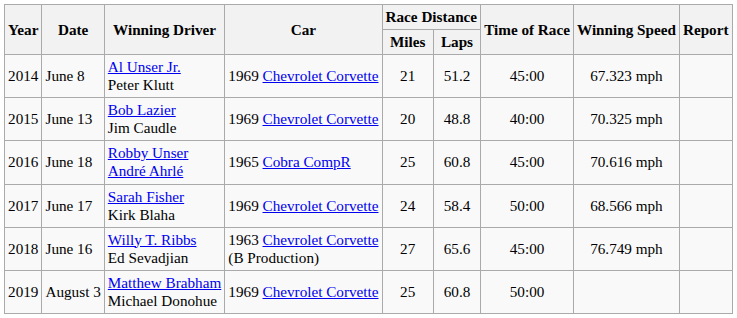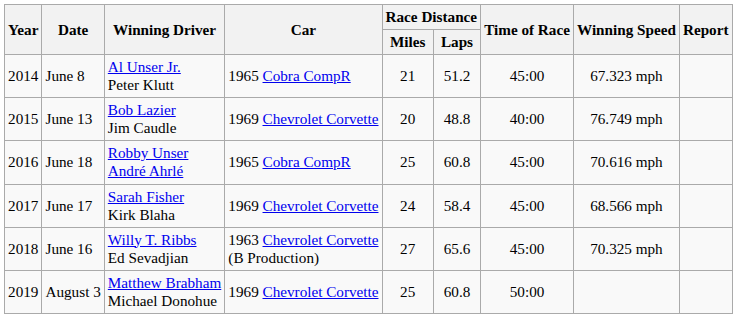(303, 76) 1969 Chevrolet Corvette -> (290, 76) 1965 Cobra CompR
(626, 119) 70.325 mph -> (626, 119) 76.749 mph
(527, 205) 50:00 -> (527, 205) 45:00
(626, 248) 76.749 mph -> (626, 248) 70.325 mph
